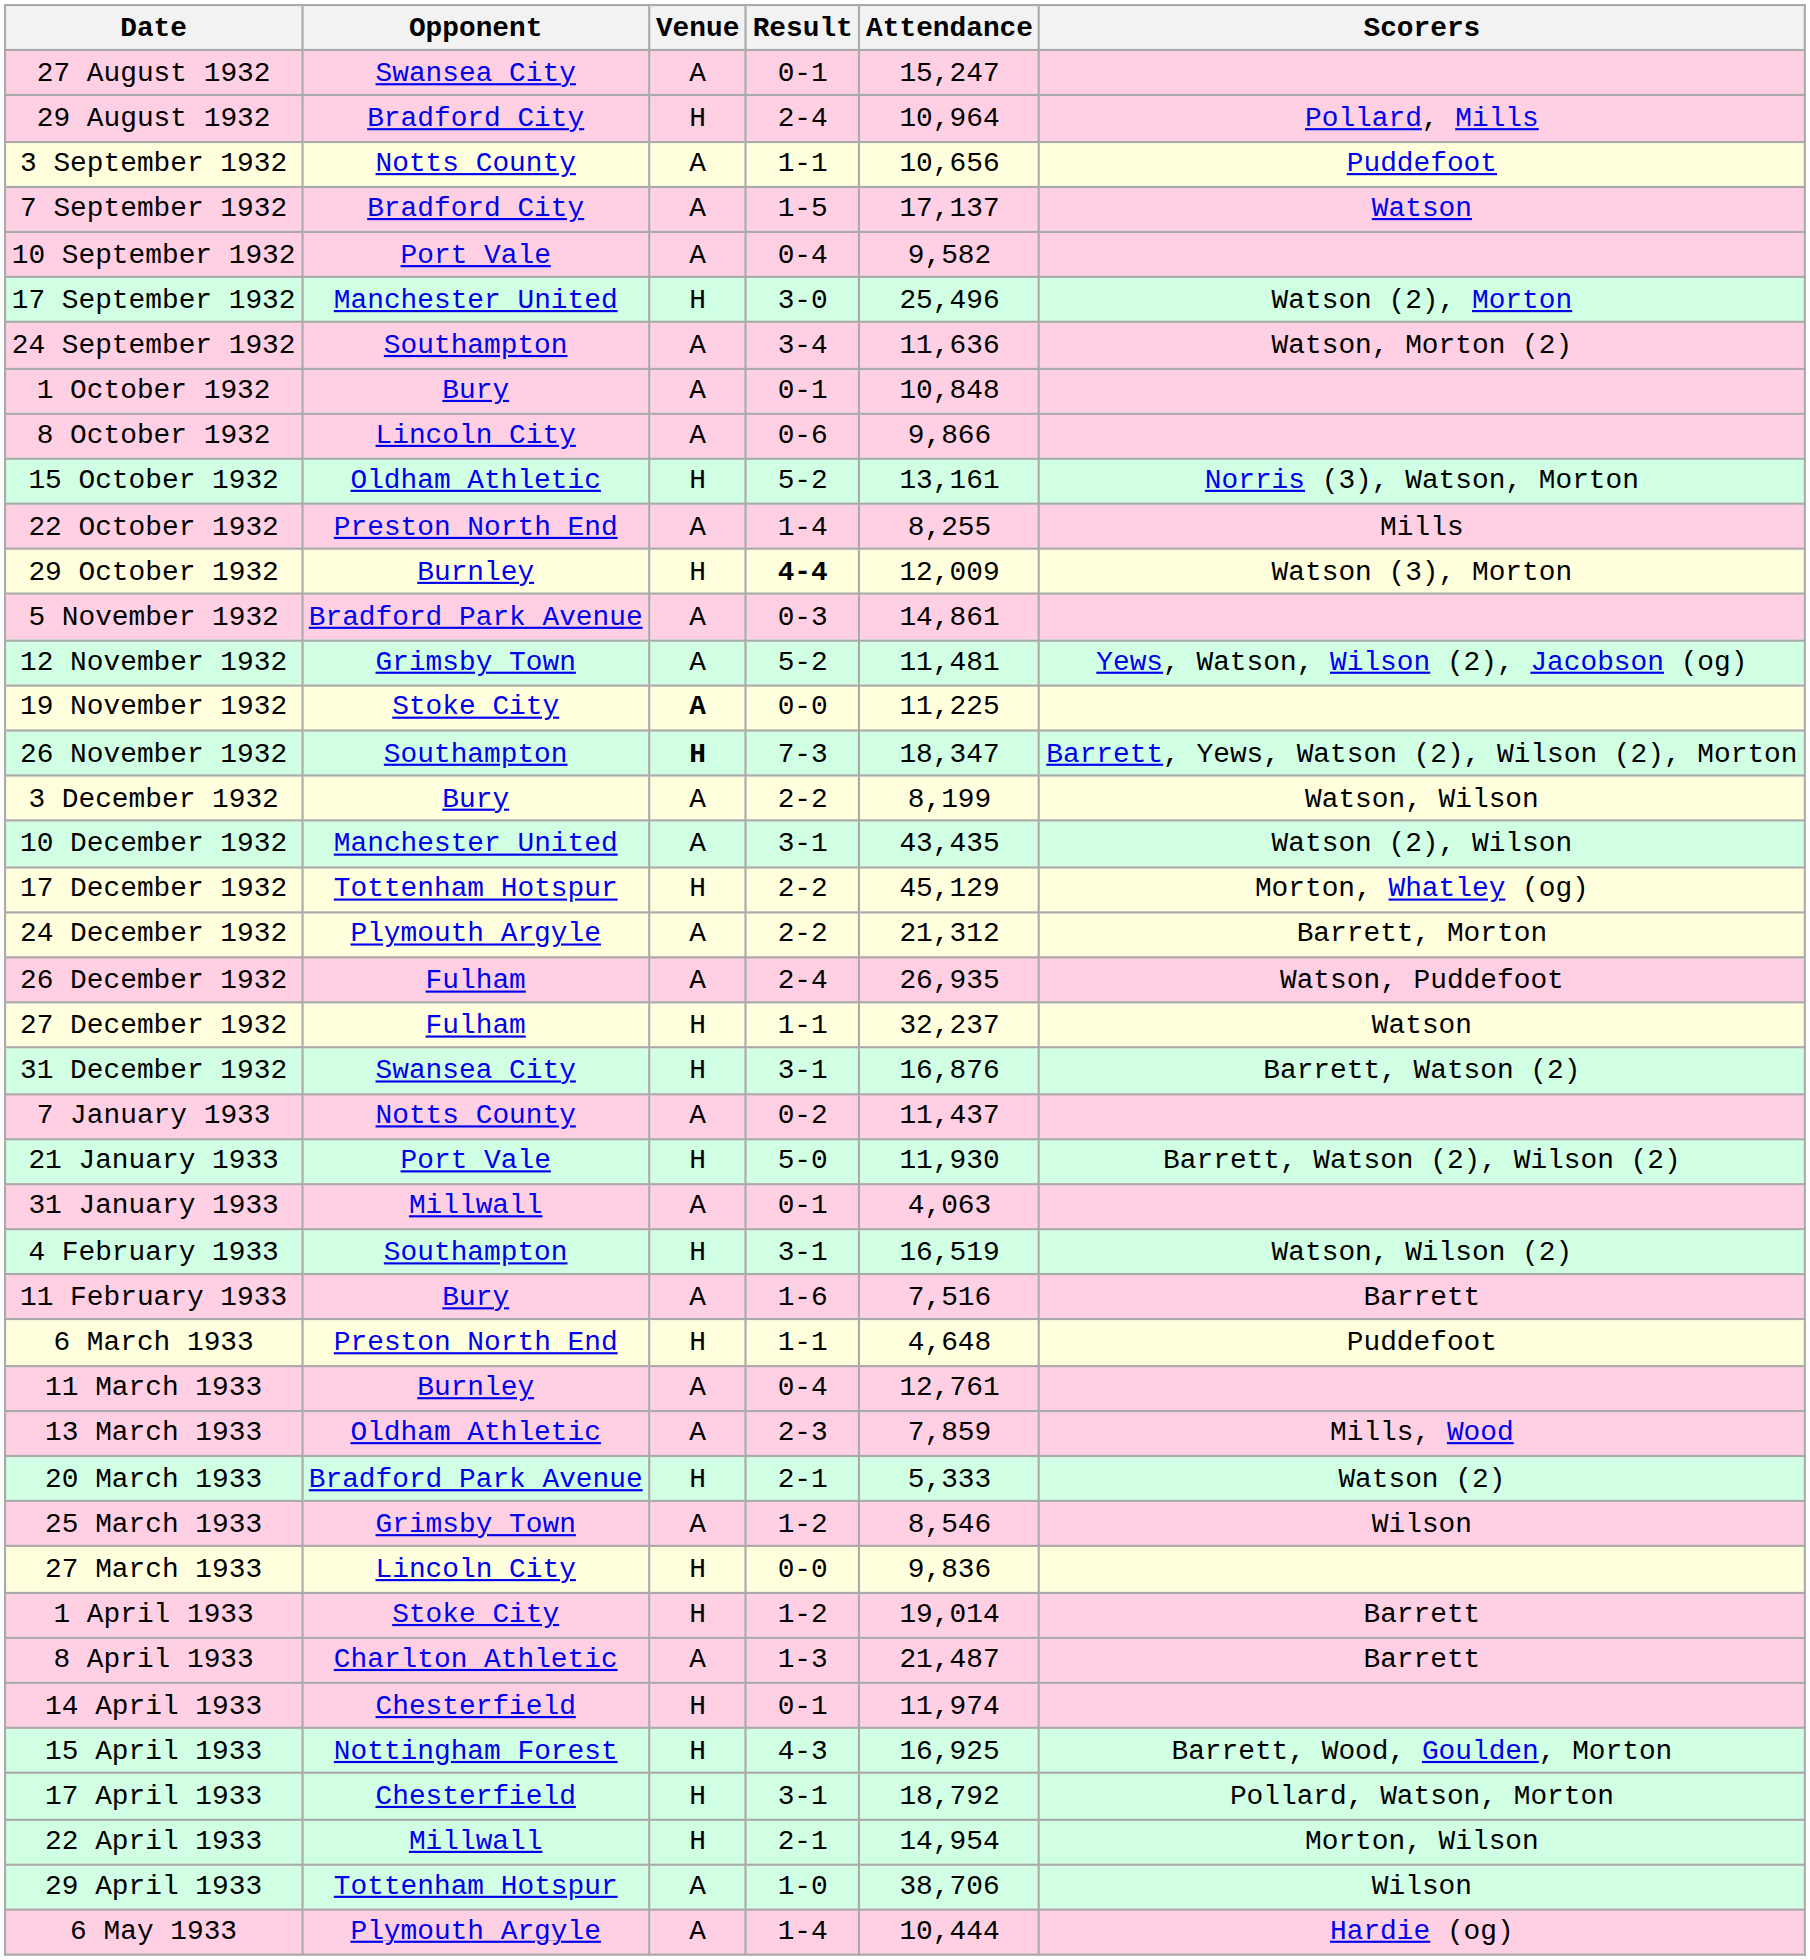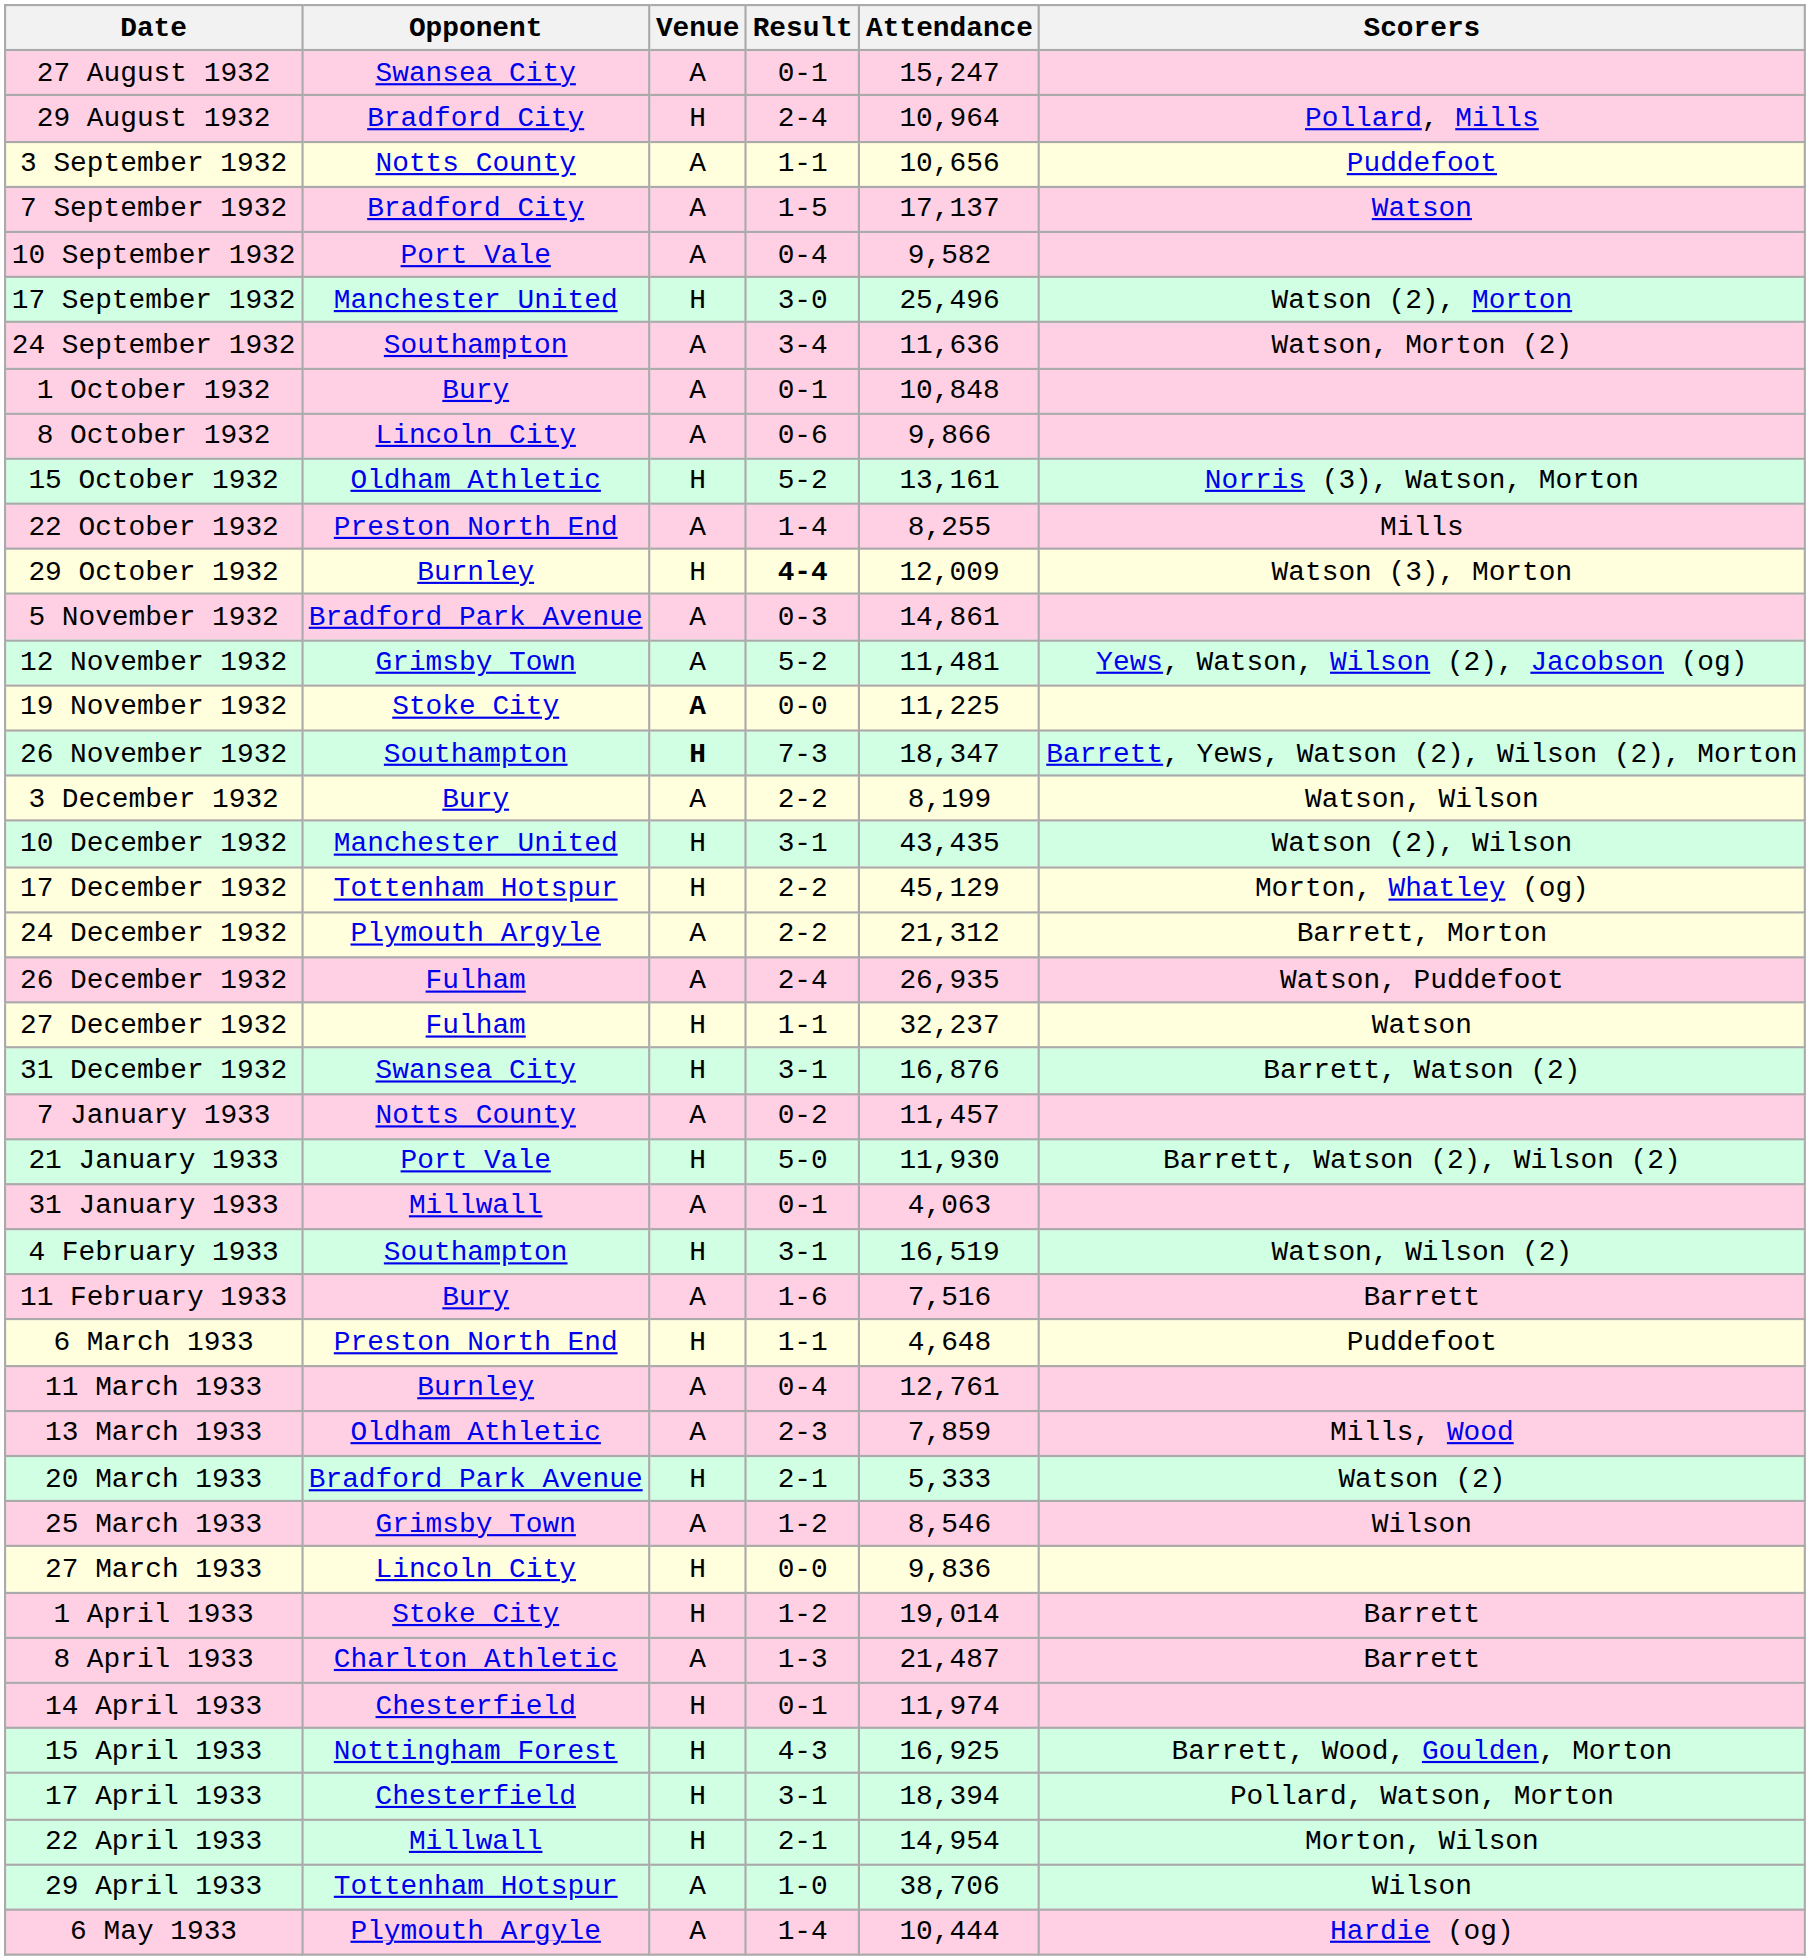(698, 844) A -> (698, 844) H
(950, 1116) 11,437 -> (950, 1116) 11,457
(950, 1796) 18,792 -> (950, 1796) 18,394
